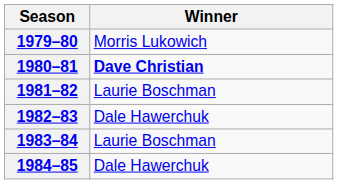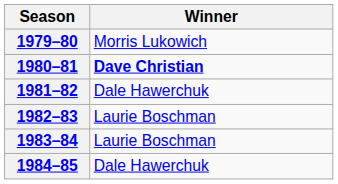(155, 91) Laurie Boschman -> (151, 91) Dale Hawerchuk
(151, 116) Dale Hawerchuk -> (155, 116) Laurie Boschman
